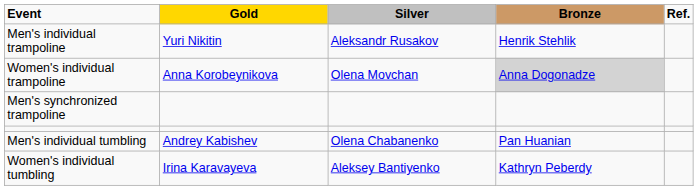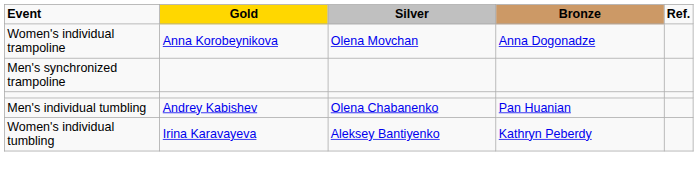- row: (51, 41)
(547, 75) lightgrey background -> (547, 41) no background
